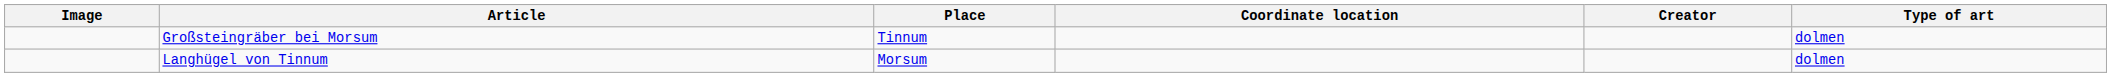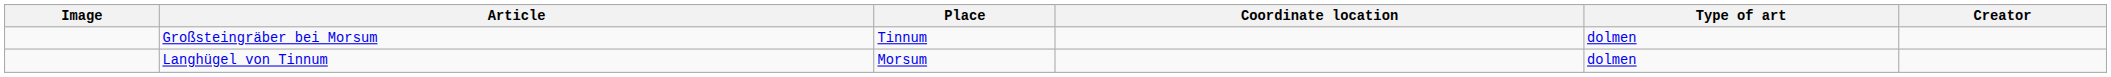columns swapped: (1688, 16) <-> (1949, 16)
